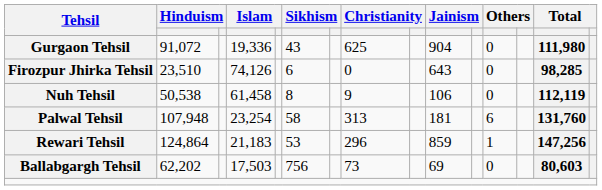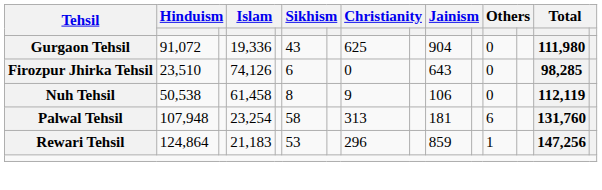- row: (80, 166)
